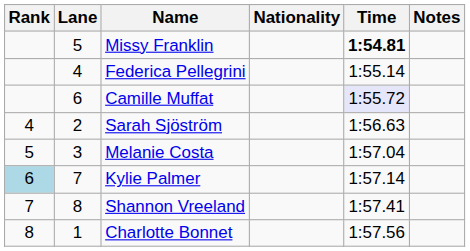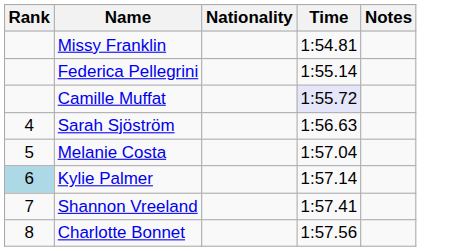- column: (78, 17)
(377, 44) bold -> (329, 44) normal
